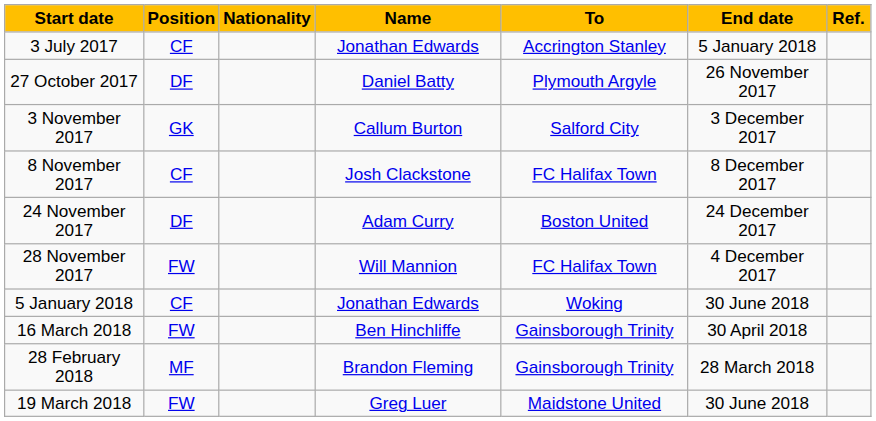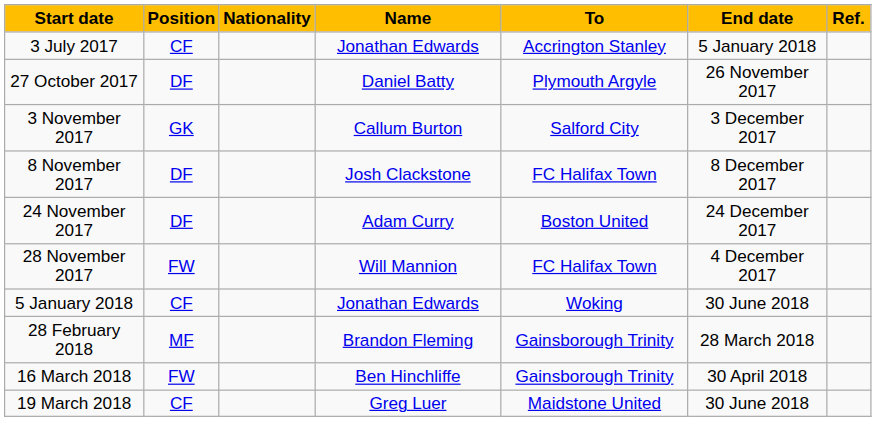(181, 174) CF -> (181, 174) DF
rows swapped: (74, 367) <-> (74, 330)
(181, 403) FW -> (181, 403) CF
